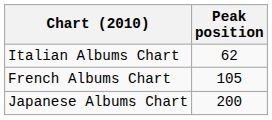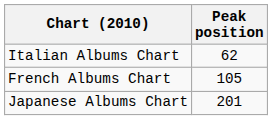(229, 103) 200 -> (229, 103) 201
